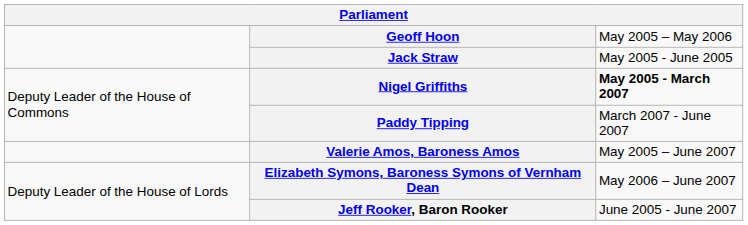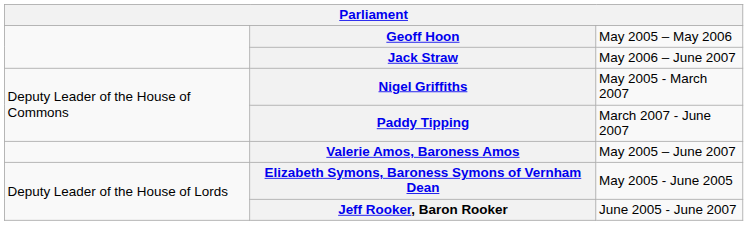(666, 57) May 2005 - June 2005 -> (667, 57) May 2006 – June 2007
(655, 86) bold -> (653, 86) normal
(667, 180) May 2006 – June 2007 -> (666, 180) May 2005 - June 2005
